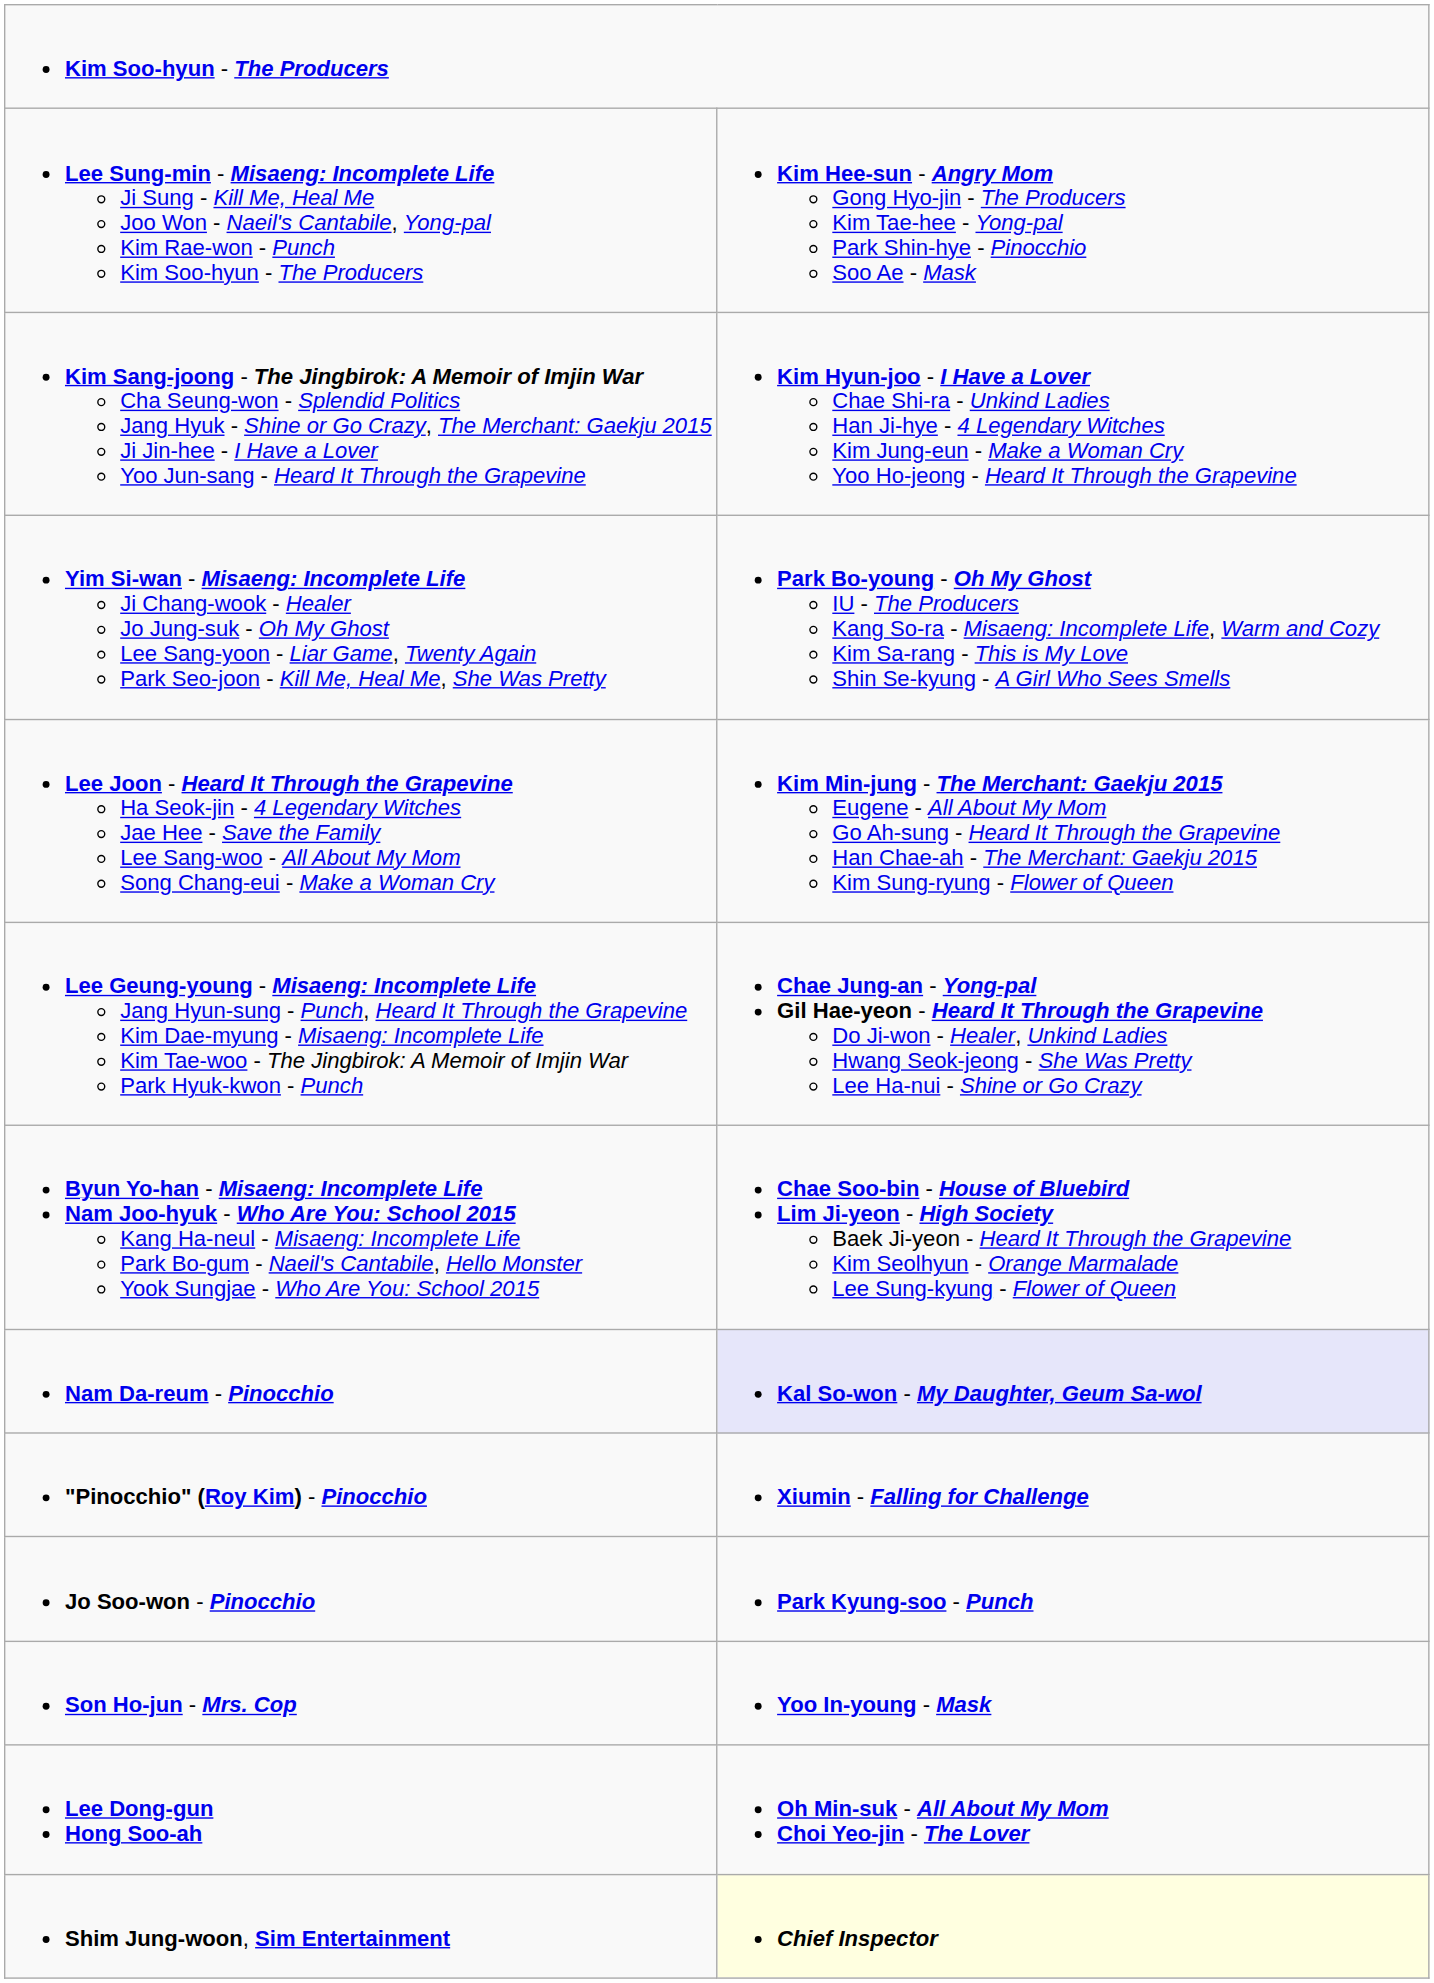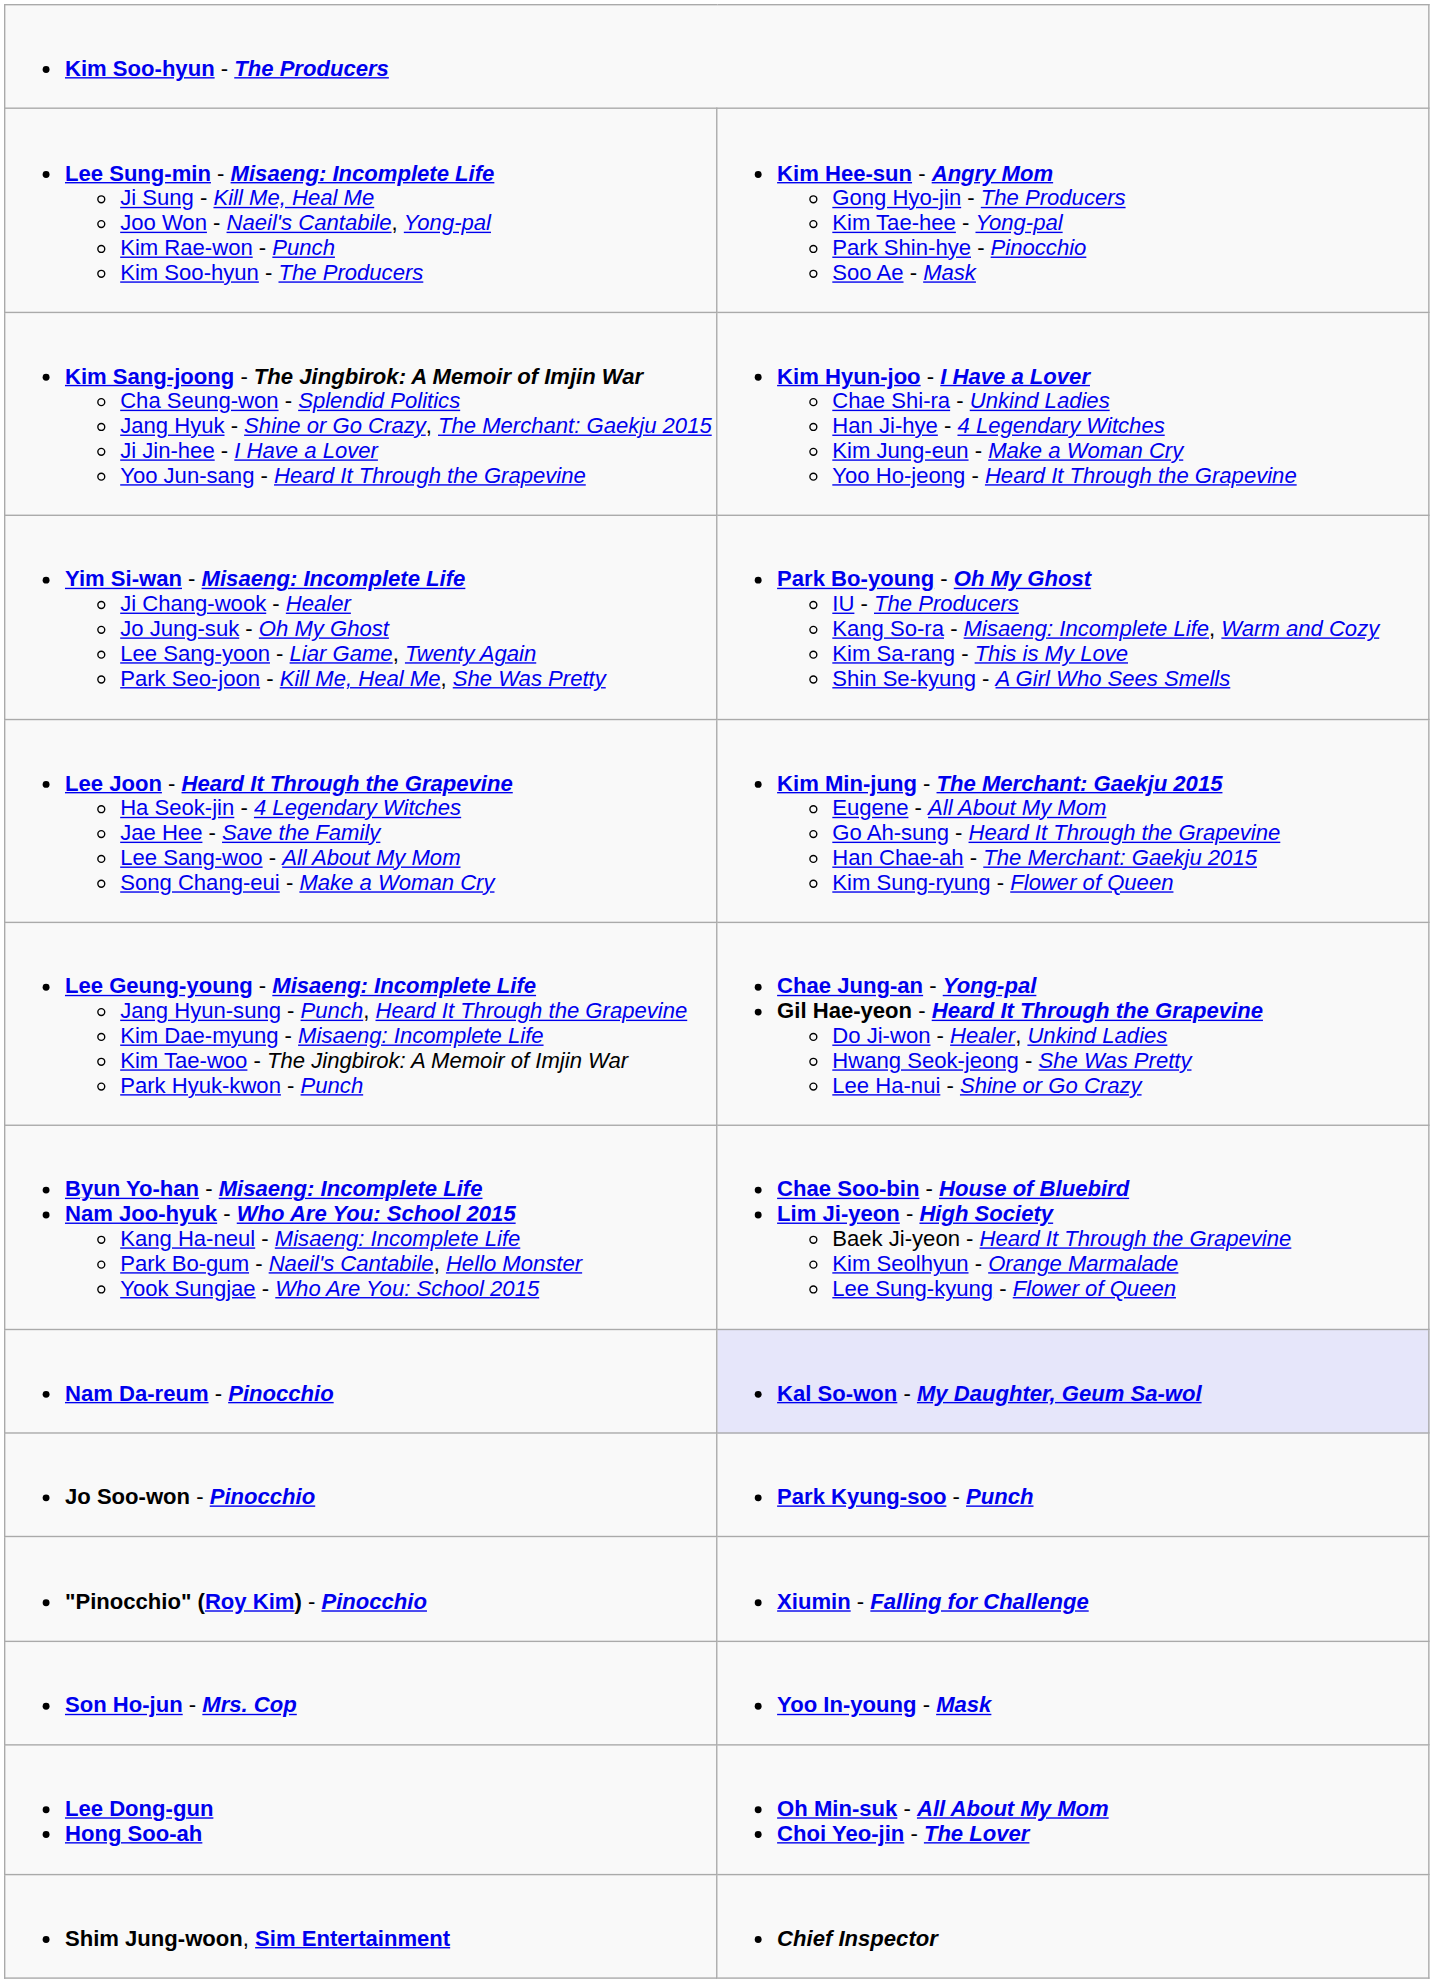rows swapped: (361, 1601) <-> (361, 1497)
(1073, 1938) lightyellow background -> (1073, 1938) no background
